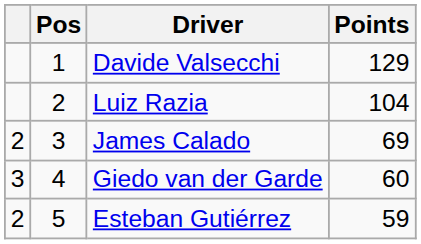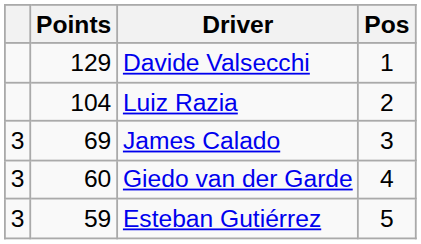columns swapped: (59, 24) <-> (372, 24)
(18, 140) 2 -> (18, 140) 3
(18, 218) 2 -> (18, 218) 3
